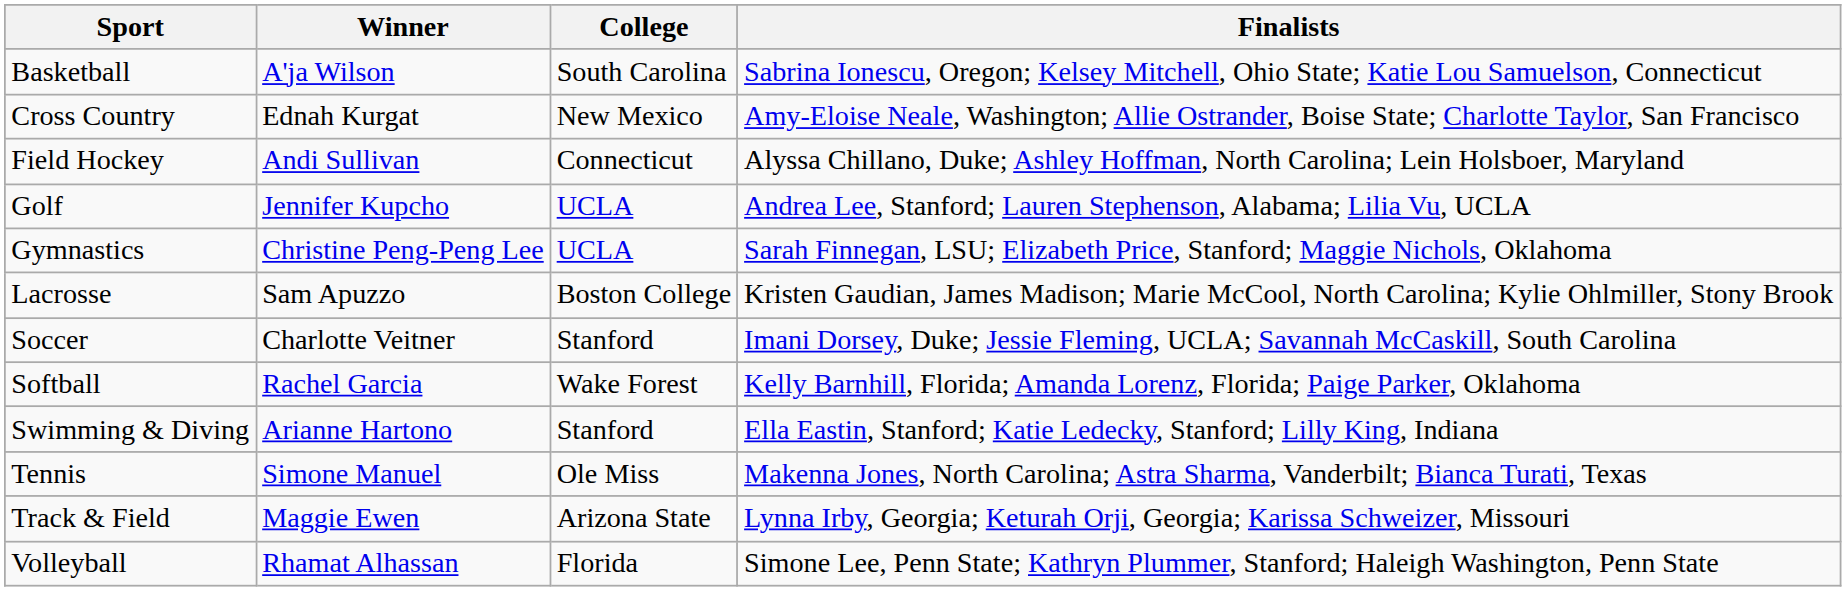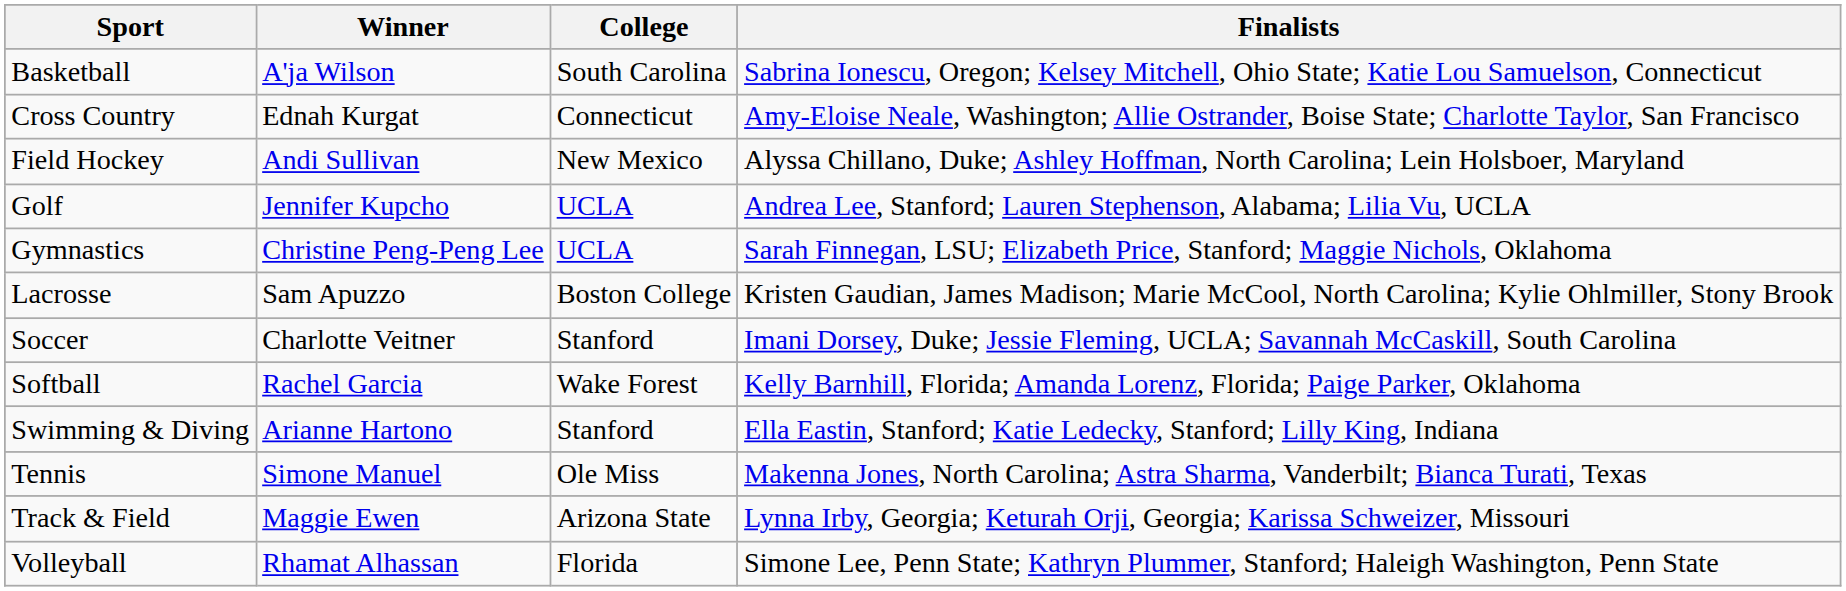(630, 116) New Mexico -> (625, 116) Connecticut
(625, 160) Connecticut -> (630, 160) New Mexico
